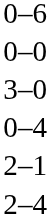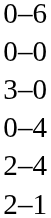rows swapped: (25, 165) <-> (25, 204)
